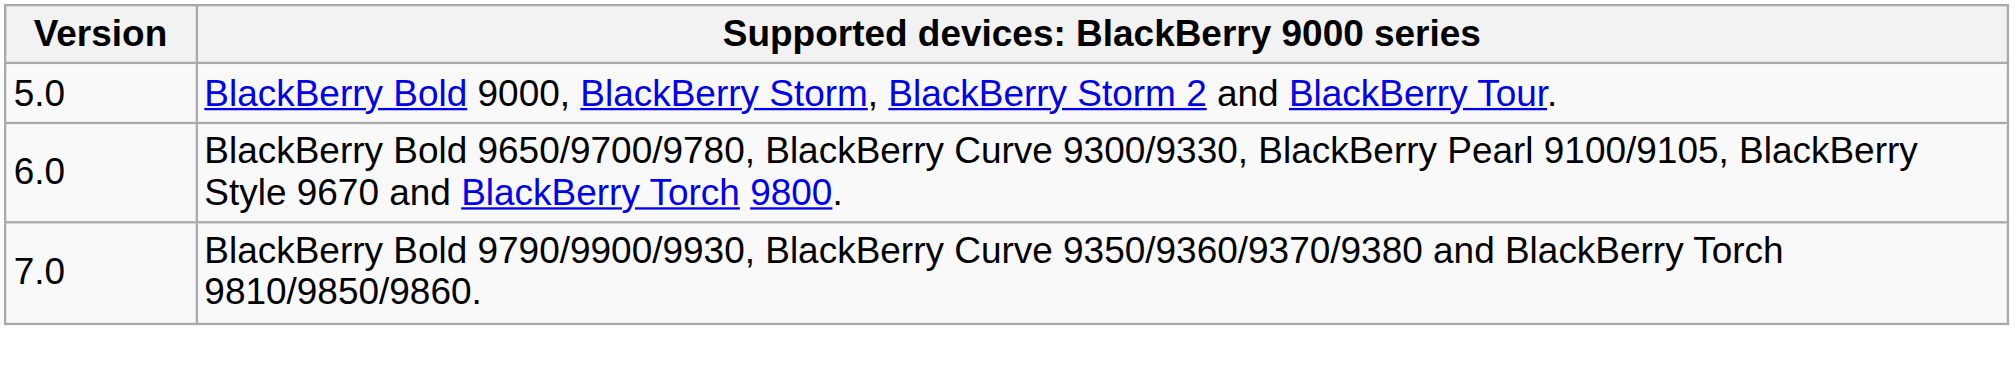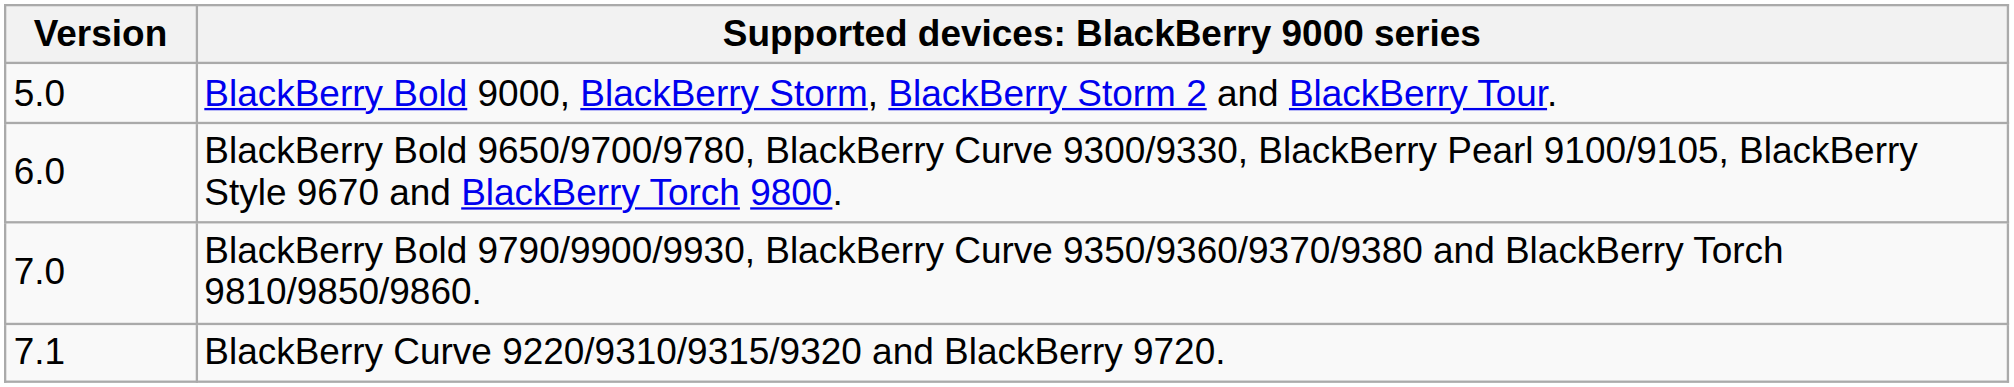+ row: (715, 351)
